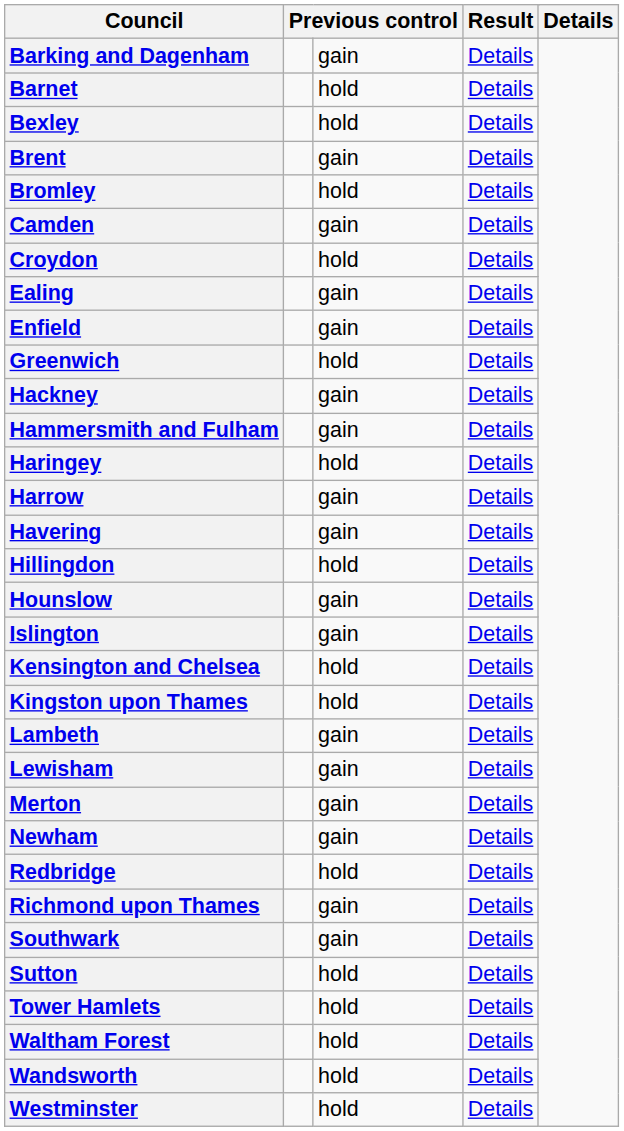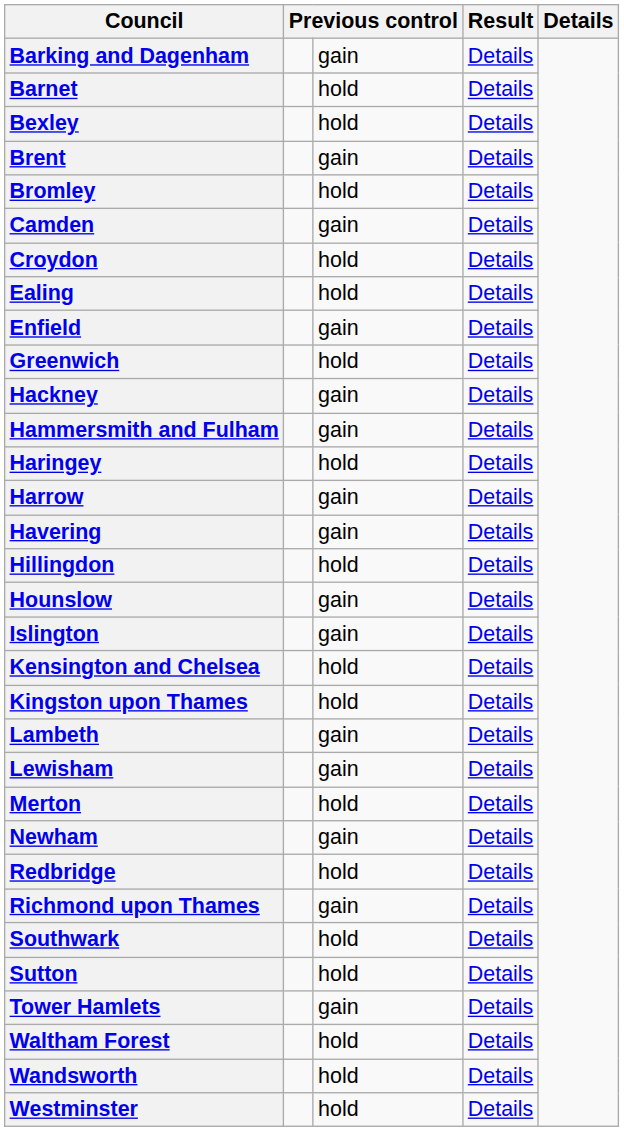(338, 293) gain -> (338, 293) hold
(338, 803) gain -> (338, 803) hold
(338, 939) gain -> (338, 939) hold
(338, 1007) hold -> (338, 1007) gain
